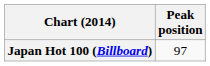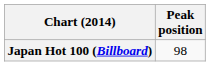(180, 50) 97 -> (180, 50) 98
